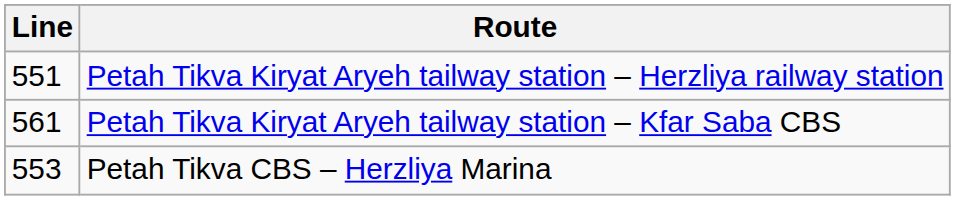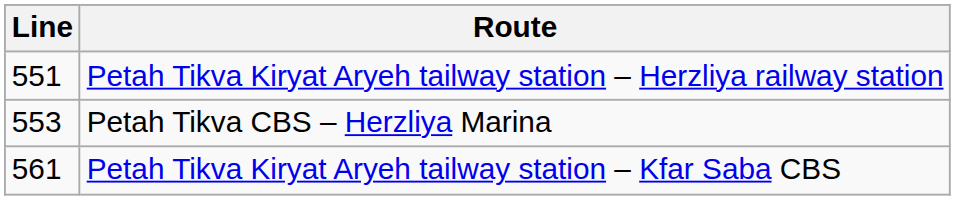rows swapped: (319, 169) <-> (464, 122)
